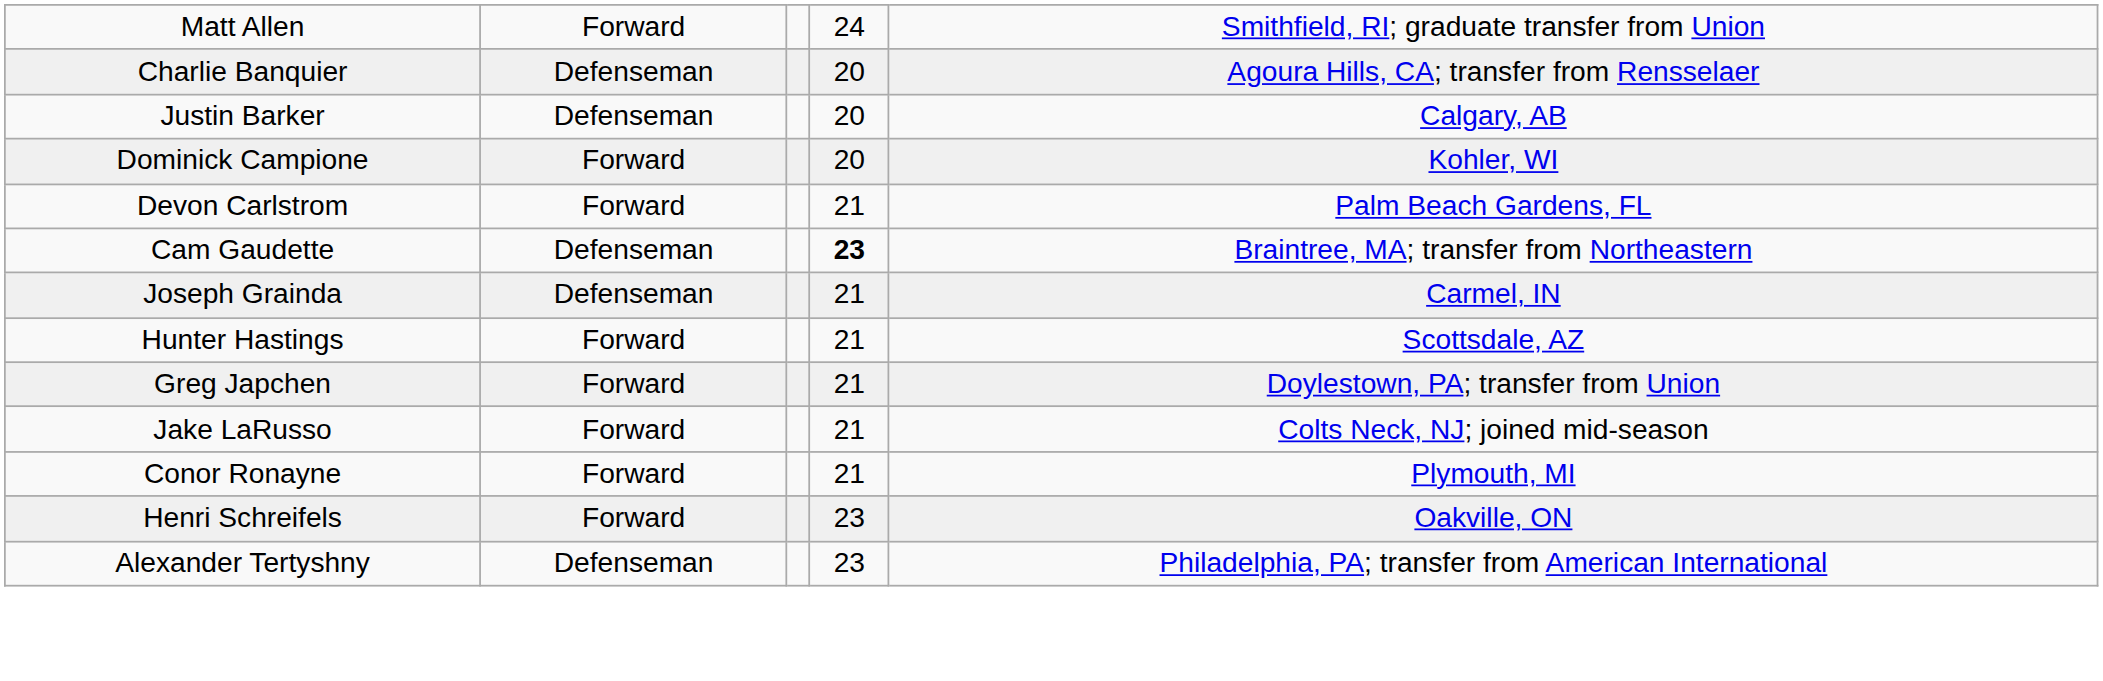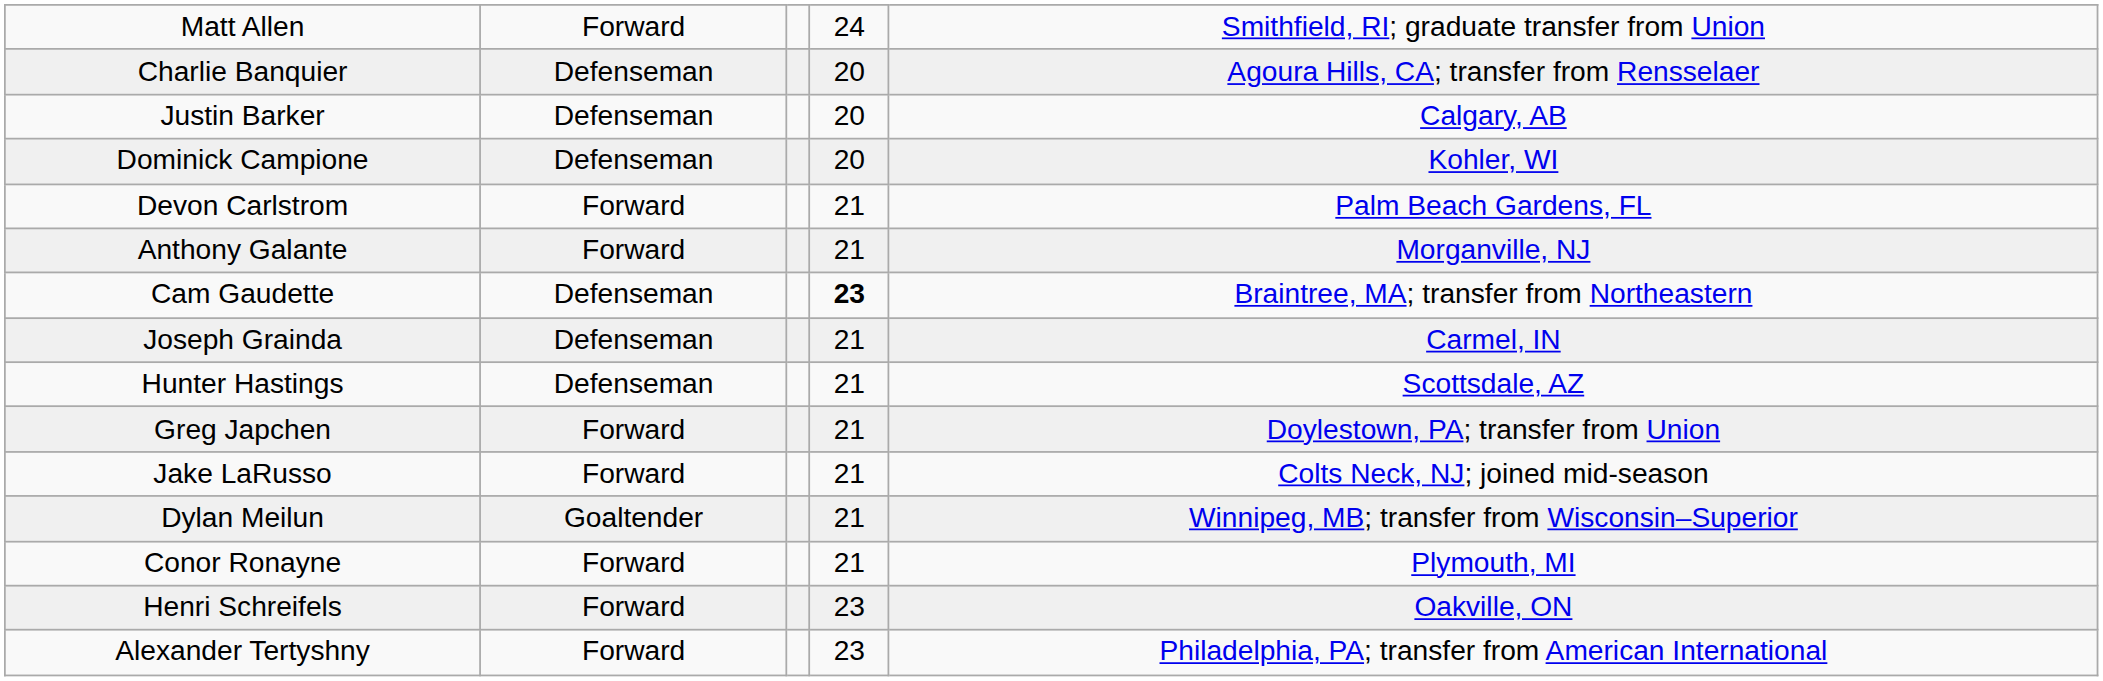(634, 160) Forward -> (634, 160) Defenseman
+ row: (243, 250)
(634, 339) Forward -> (634, 384) Defenseman
+ row: (243, 518)
(634, 562) Defenseman -> (634, 652) Forward
